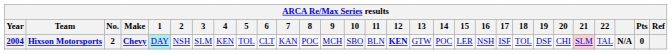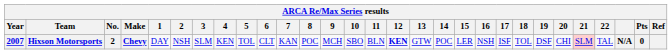(15, 41) 2004 -> (15, 41) 2007
(160, 41) paleturquoise background -> (160, 41) no background
